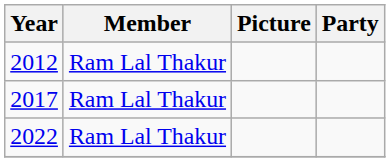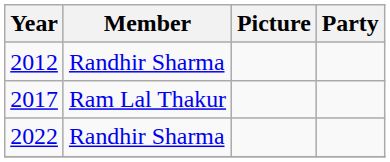(147, 61) Ram Lal Thakur -> (147, 61) Randhir Sharma
(147, 136) Ram Lal Thakur -> (147, 136) Randhir Sharma
